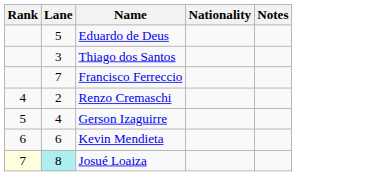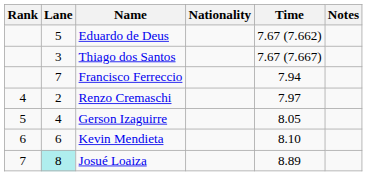+ column: (289, 14)
(23, 160) lightyellow background -> (23, 160) no background
